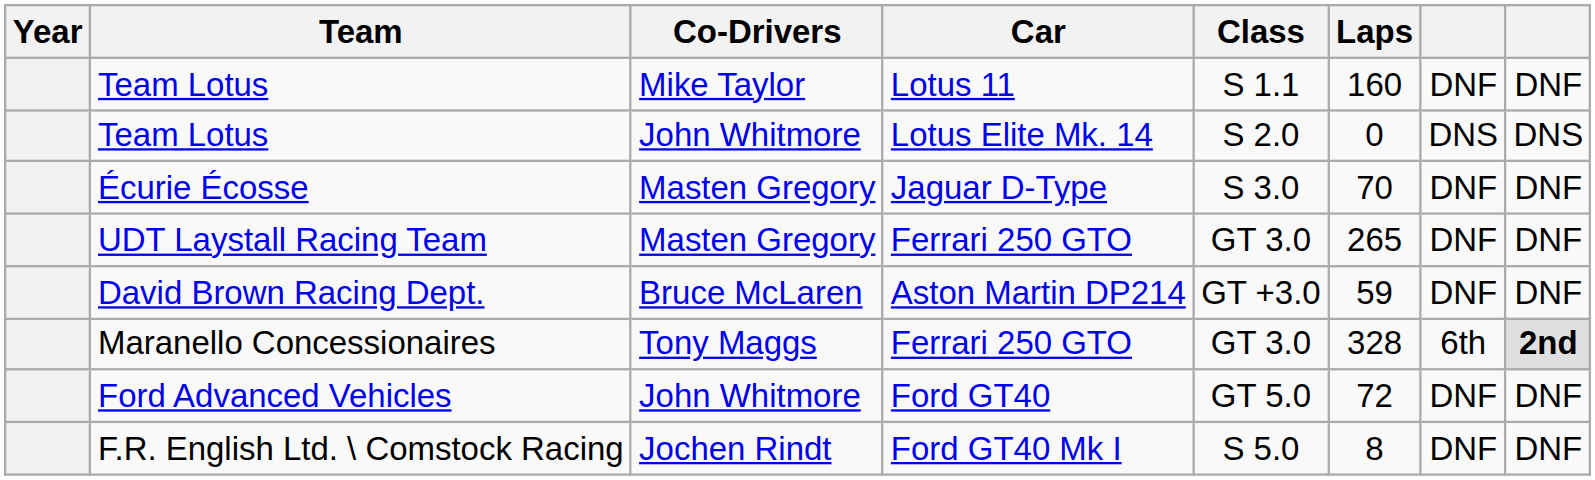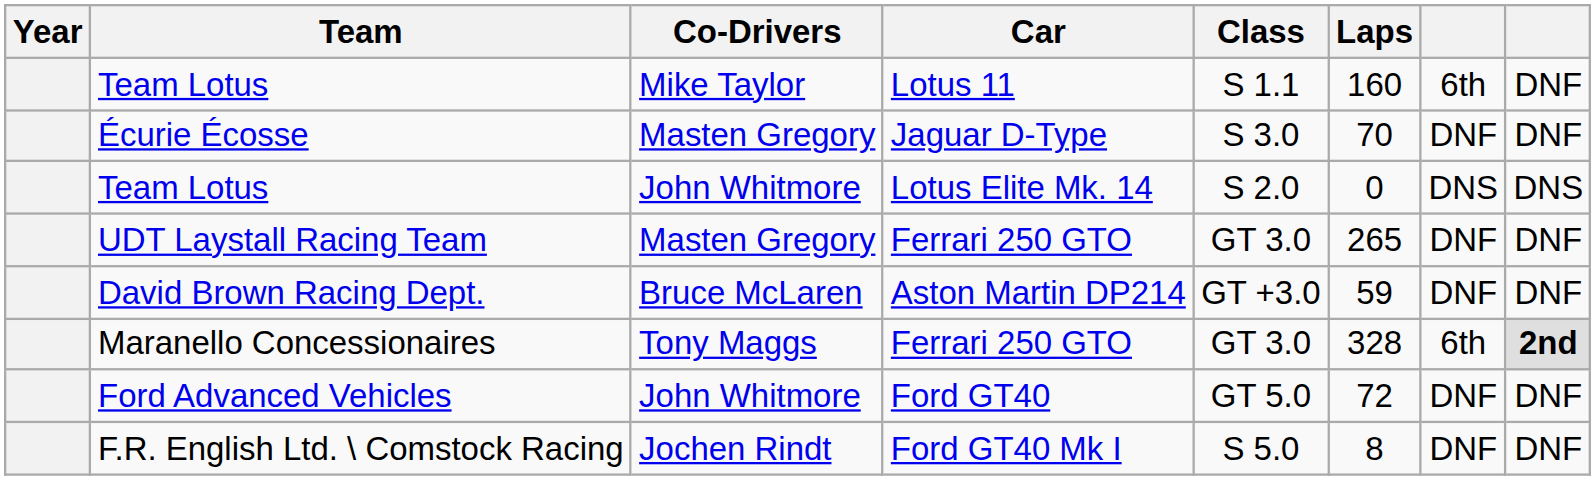(1463, 84) DNF -> (1463, 84) 6th
rows swapped: (203, 188) <-> (183, 136)
